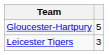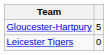(99, 42) 3 -> (99, 42) 0
